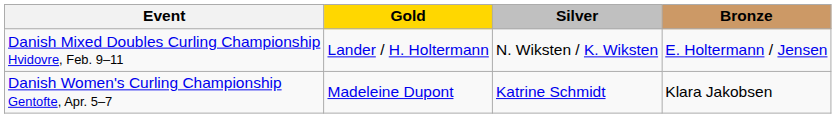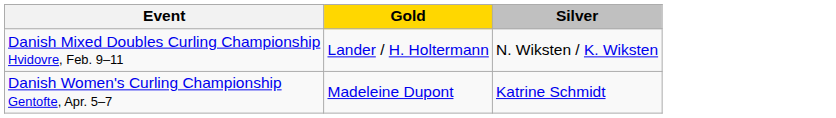- column: (746, 16)
